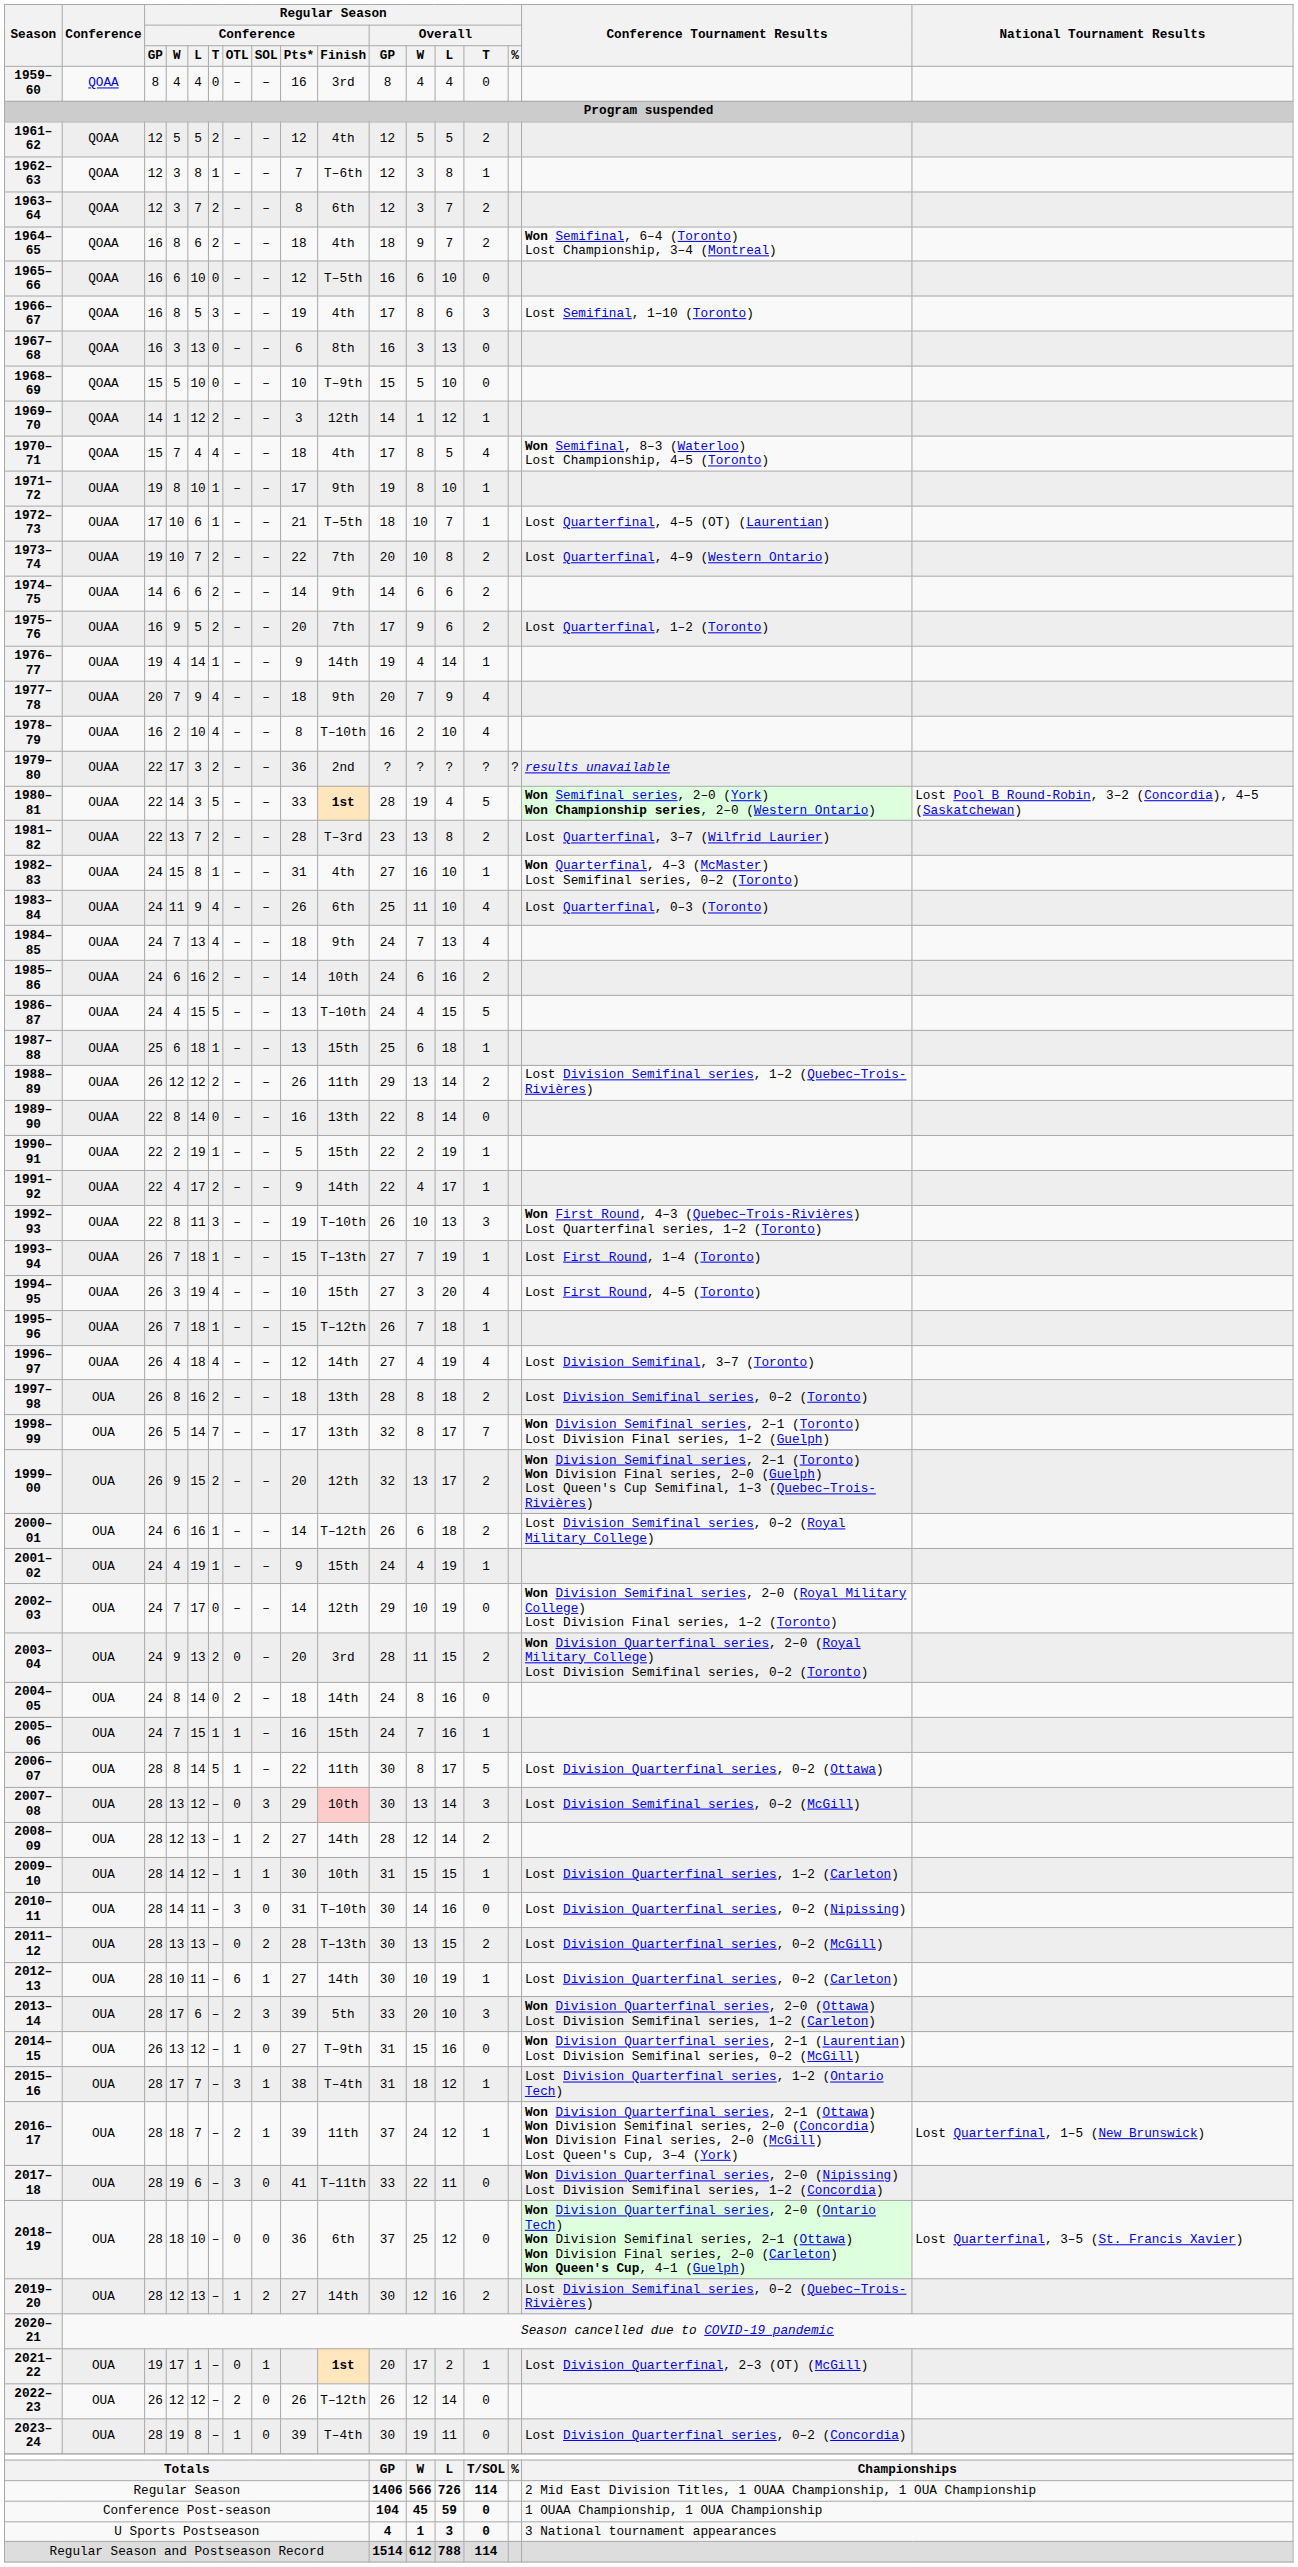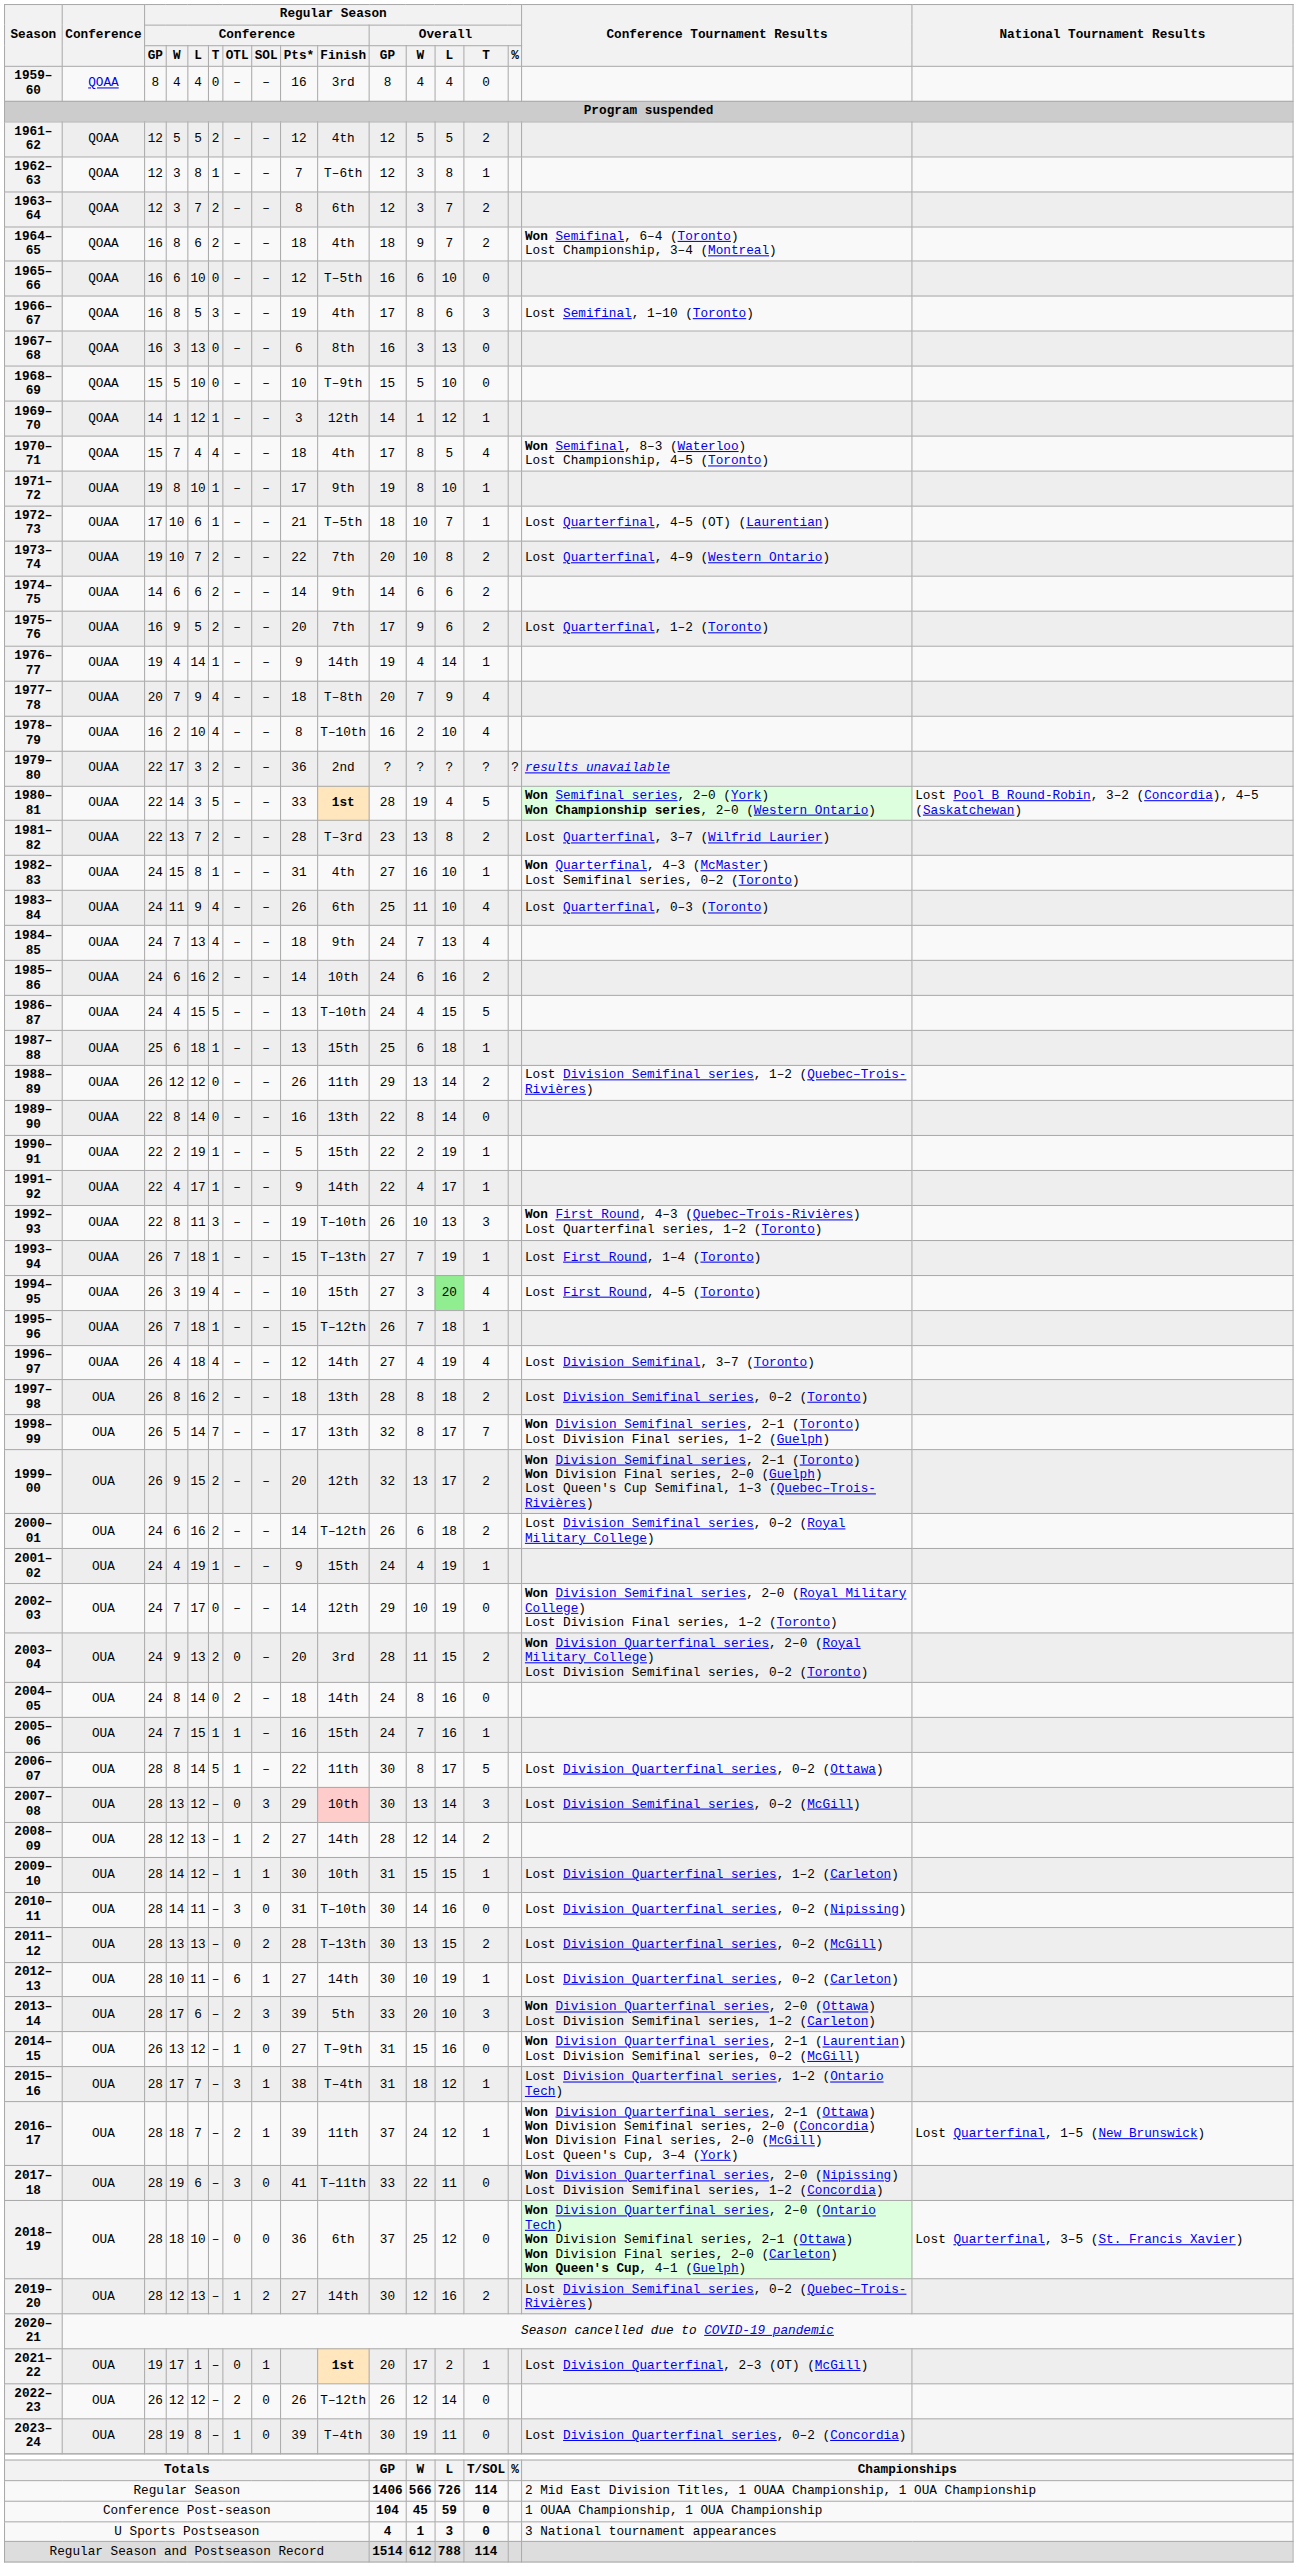(216, 419) 2 -> (216, 419) 1
(343, 699) 9th -> (343, 699) T–8th
(216, 1083) 2 -> (216, 1083) 0
(216, 1188) 2 -> (216, 1188) 1
(449, 1293) no background -> (449, 1293) lightgreen background
(216, 1532) 1 -> (216, 1532) 2
